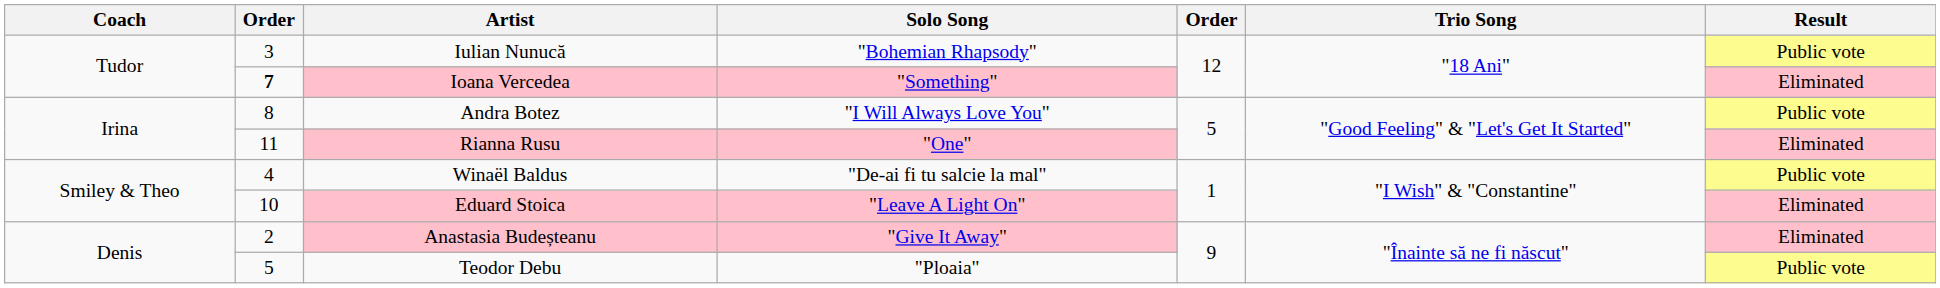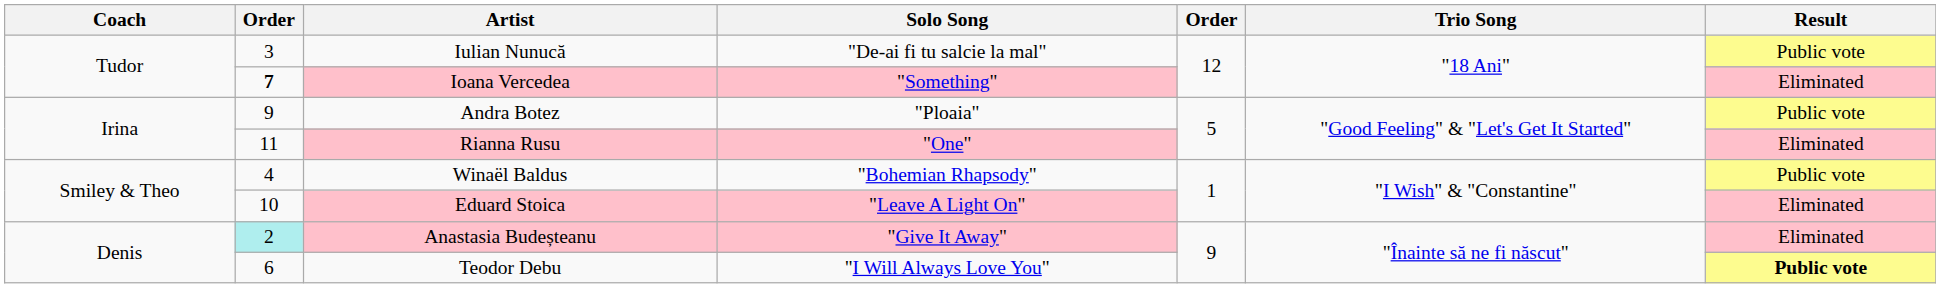(947, 50) "Bohemian Rhapsody" -> (947, 50) "De-ai fi tu salcie la mal"
(269, 112) 8 -> (269, 112) 9
(947, 112) "I Will Always Love You" -> (947, 112) "Ploaia"
(947, 174) "De-ai fi tu salcie la mal" -> (947, 174) "Bohemian Rhapsody"
(269, 236) no background -> (269, 236) paleturquoise background
(269, 267) 5 -> (269, 267) 6
(947, 267) "Ploaia" -> (947, 267) "I Will Always Love You"
(1821, 267) normal -> (1821, 267) bold
